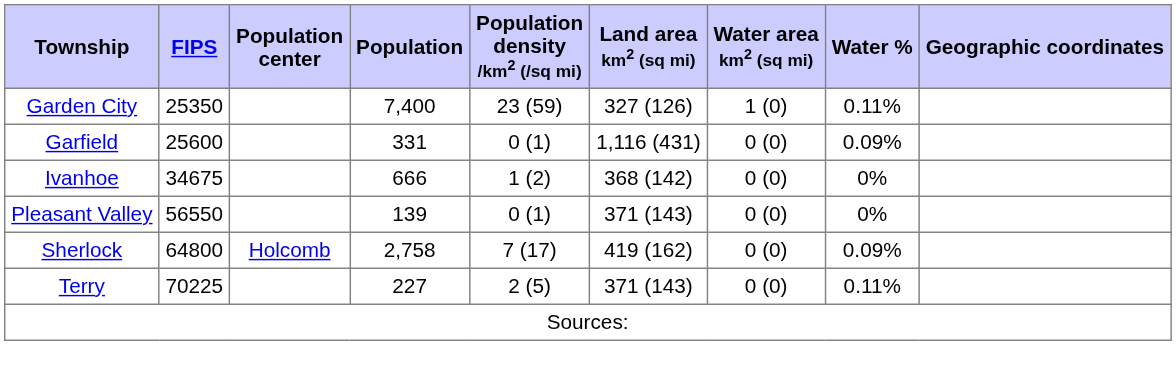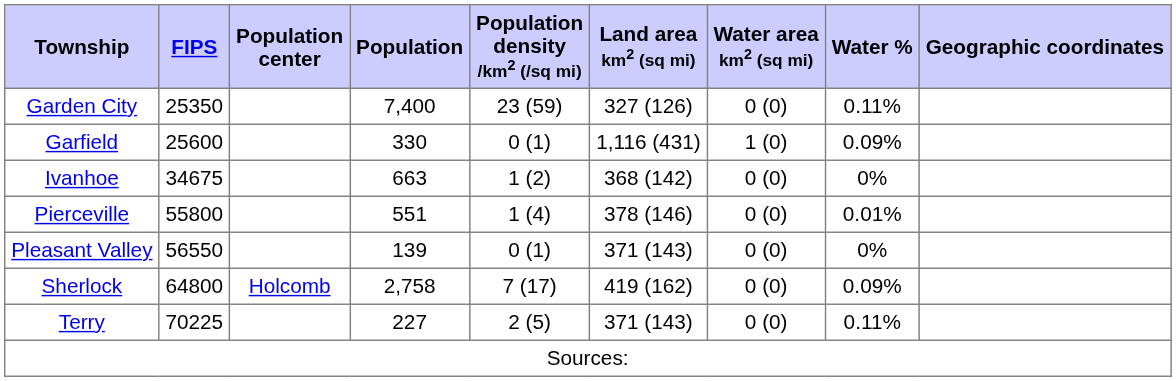(766, 106) 1 (0) -> (766, 106) 0 (0)
(410, 142) 331 -> (410, 142) 330
(766, 142) 0 (0) -> (766, 142) 1 (0)
(410, 178) 666 -> (410, 178) 663
+ row: (82, 214)
